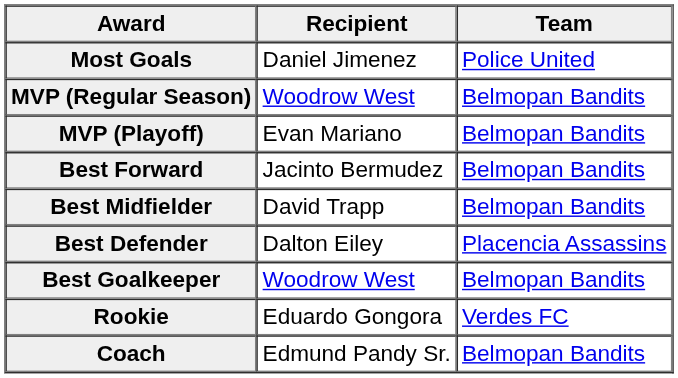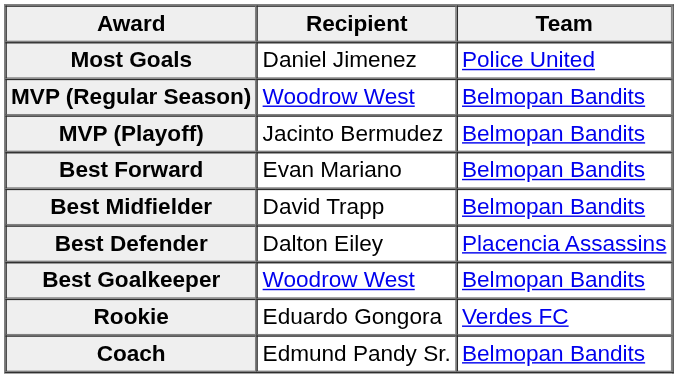(332, 133) Evan Mariano -> (353, 133) Jacinto Bermudez
(353, 170) Jacinto Bermudez -> (332, 170) Evan Mariano
